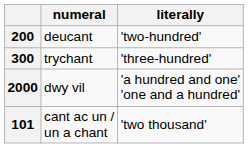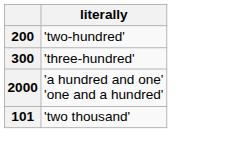- column: (79, 15)
